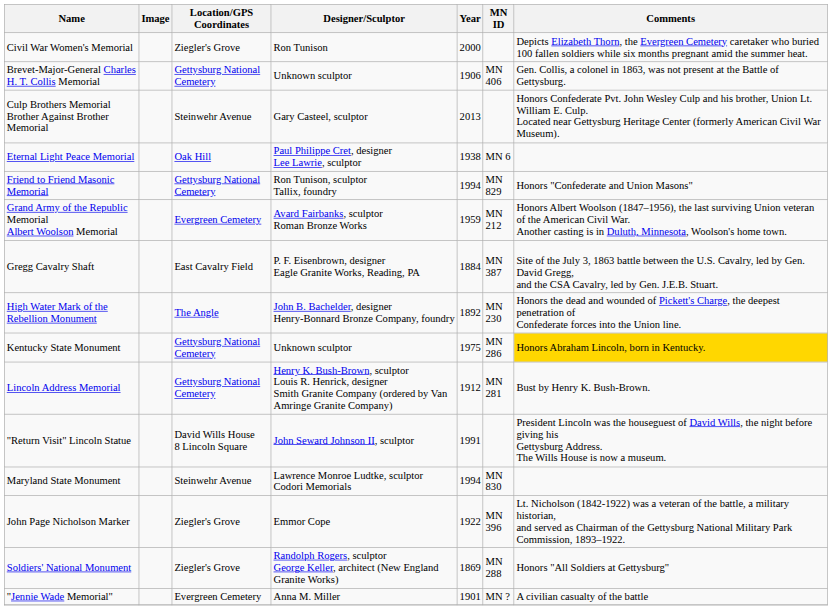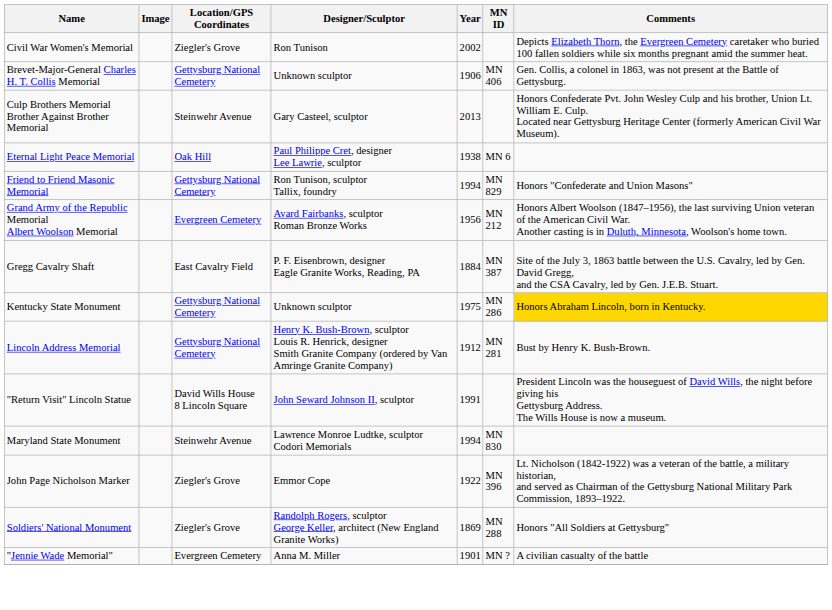(470, 47) 2000 -> (470, 47) 2002
(470, 220) 1959 -> (470, 220) 1956
- row: (57, 313)
